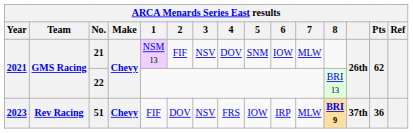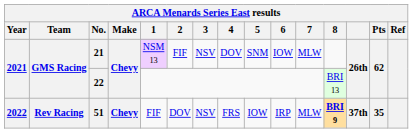(17, 113) 2023 -> (17, 113) 2022
(379, 113) 36 -> (379, 113) 35
